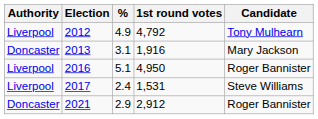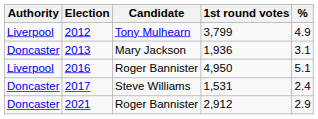columns swapped: (269, 13) <-> (123, 13)
(151, 31) 4,792 -> (218, 31) 3,799
(151, 50) 1,916 -> (218, 50) 1,936
(30, 86) Liverpool -> (33, 86) Doncaster
